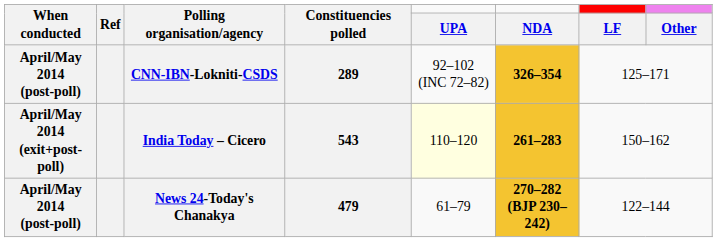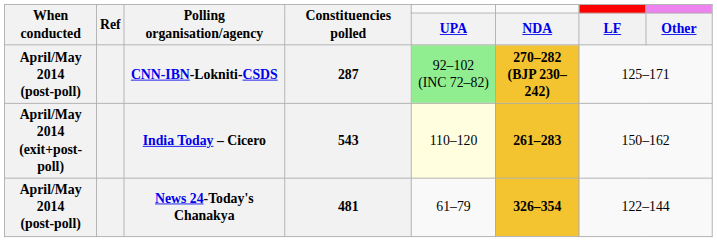(348, 74) 289 -> (348, 74) 287
(453, 74) no background -> (453, 74) lightgreen background
(537, 74) 326–354 -> (537, 74) 270–282 (BJP 230–242)
(348, 207) 479 -> (348, 207) 481
(537, 207) 270–282 (BJP 230–242) -> (537, 207) 326–354
